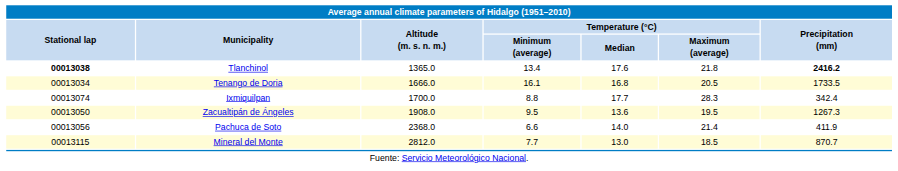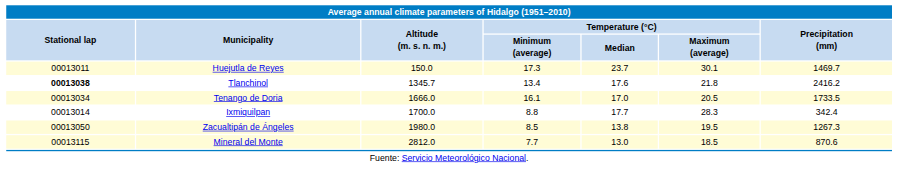+ row: (248, 68)
(422, 68) 1365.0 -> (422, 83) 1345.7
(827, 68) bold -> (827, 83) normal
(620, 83) 16.8 -> (620, 98) 17.0
(70, 98) 00013074 -> (70, 113) 00013014
(422, 113) 1908.0 -> (422, 127) 1980.0
(532, 113) 9.5 -> (532, 127) 8.5
(620, 113) 13.6 -> (620, 127) 13.8
- row: (248, 127)
(827, 142) 870.7 -> (827, 142) 870.6
